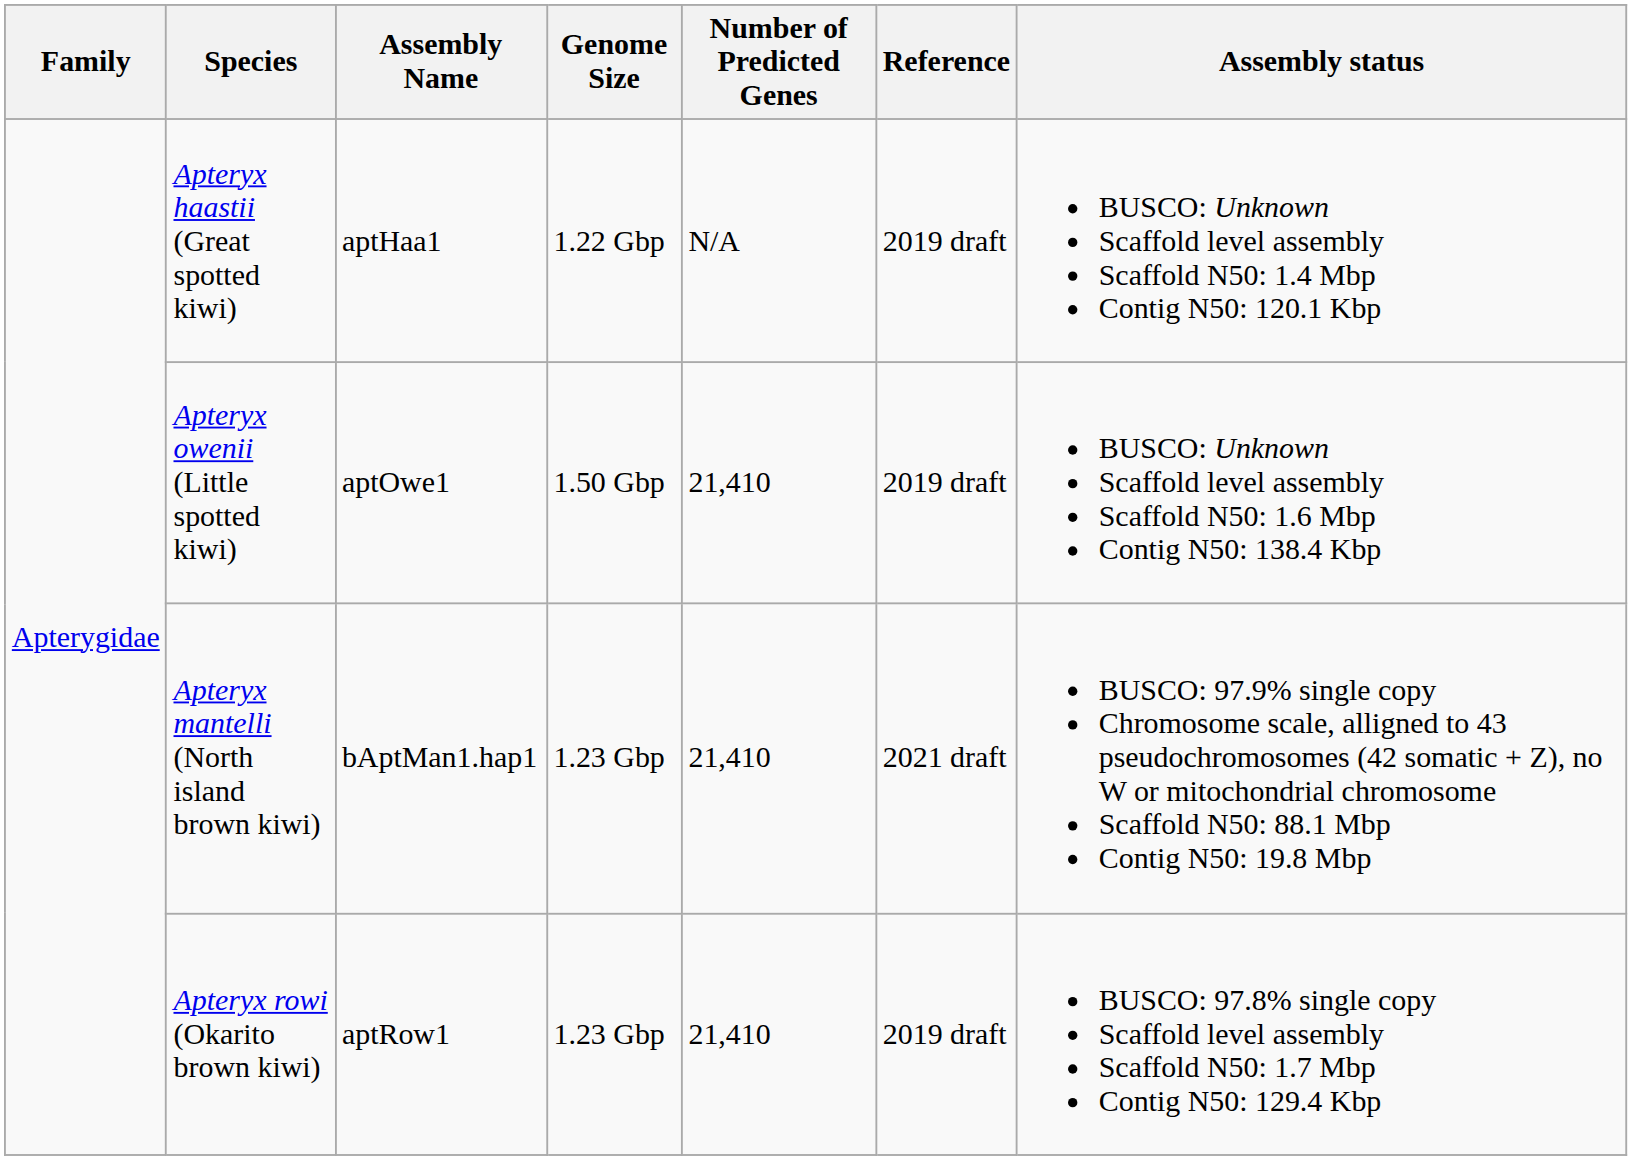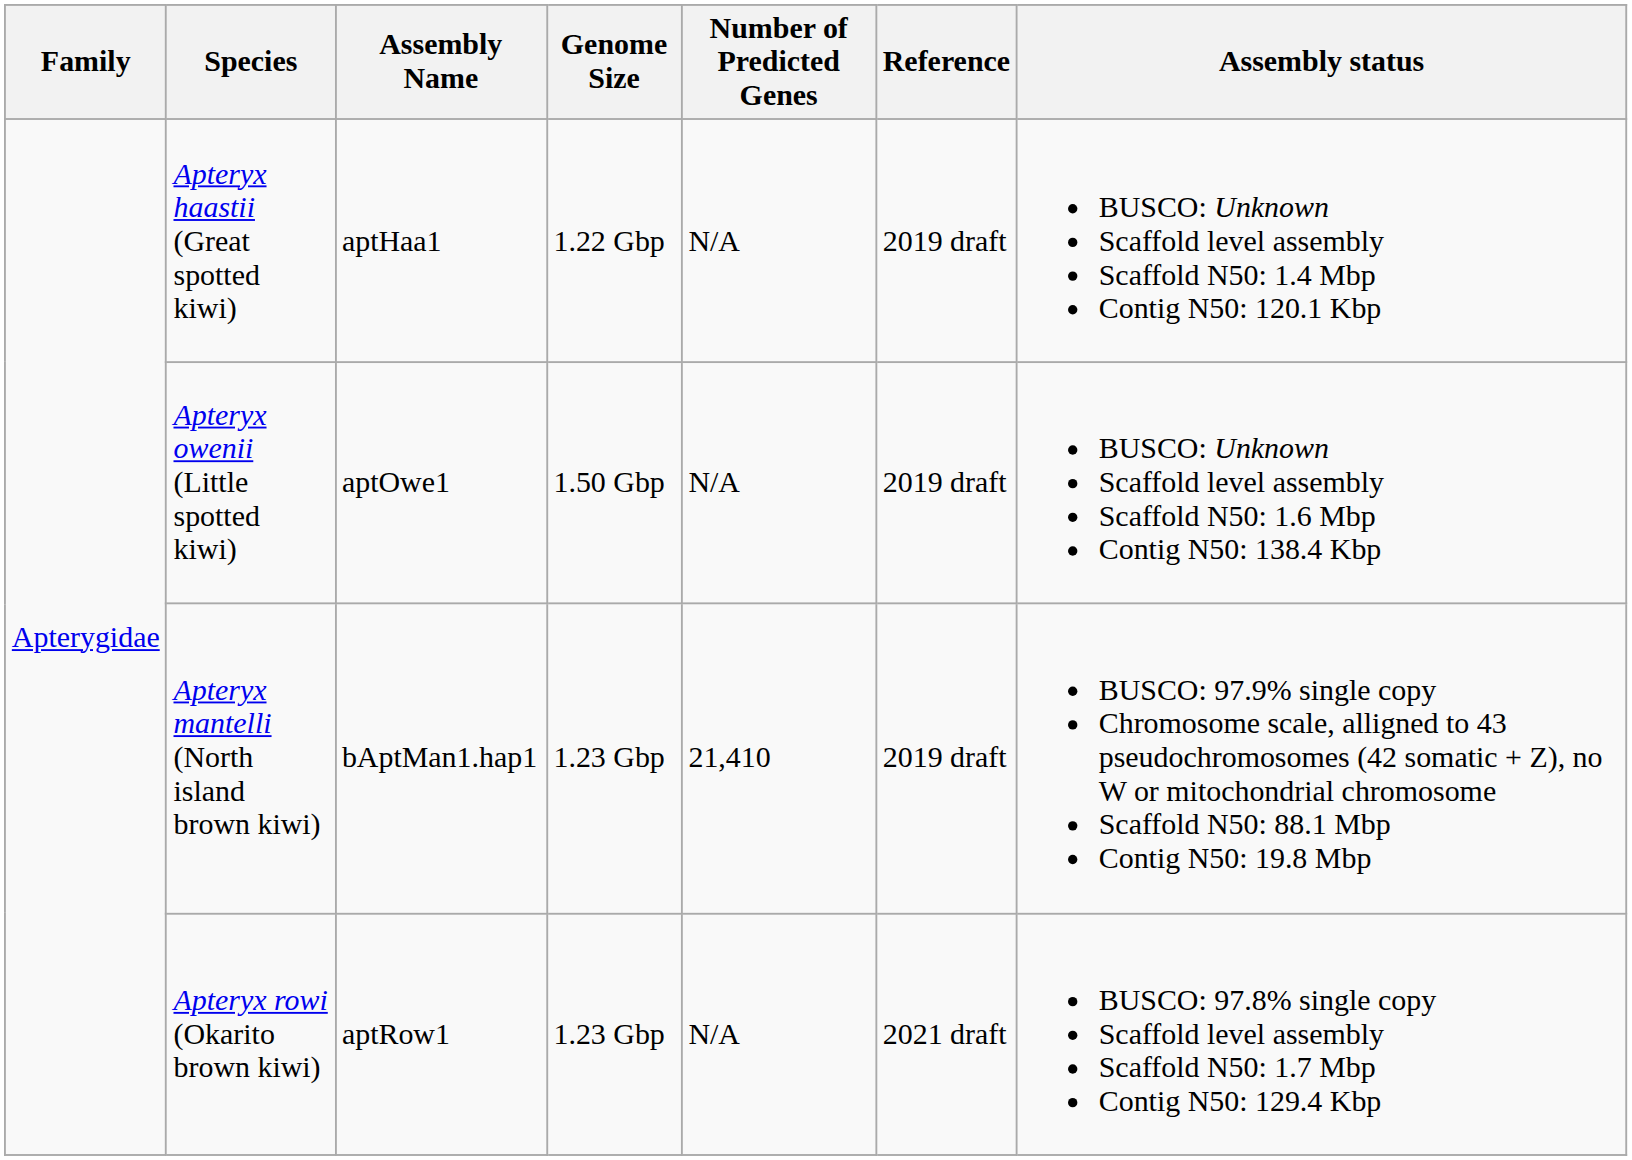(730, 482) 21,410 -> (714, 482) N/A
(945, 757) 2021 draft -> (945, 757) 2019 draft
(730, 1033) 21,410 -> (714, 1033) N/A
(945, 1033) 2019 draft -> (945, 1033) 2021 draft
